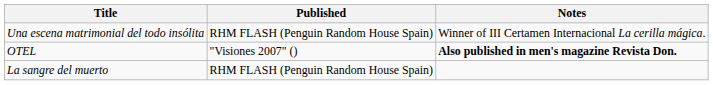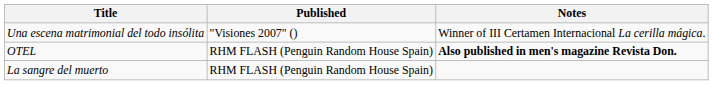(321, 32) RHM FLASH (Penguin Random House Spain) -> (253, 32) "Visiones 2007" ()
(253, 51) "Visiones 2007" () -> (321, 51) RHM FLASH (Penguin Random House Spain)
